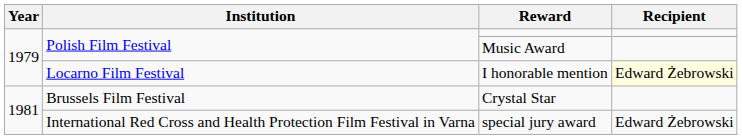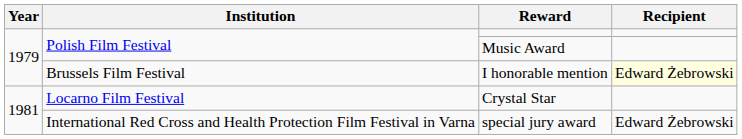(115, 73) Locarno Film Festival -> (116, 73) Brussels Film Festival
(116, 97) Brussels Film Festival -> (115, 97) Locarno Film Festival
